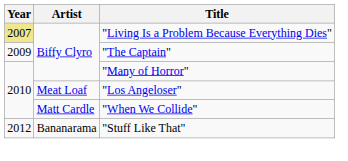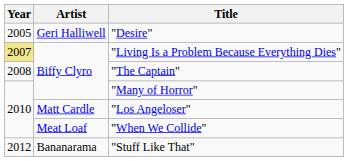+ row: (132, 33)
(19, 52) 2009 -> (19, 71) 2008
(62, 90) Meat Loaf -> (66, 109) Matt Cardle
(66, 109) Matt Cardle -> (62, 128) Meat Loaf
